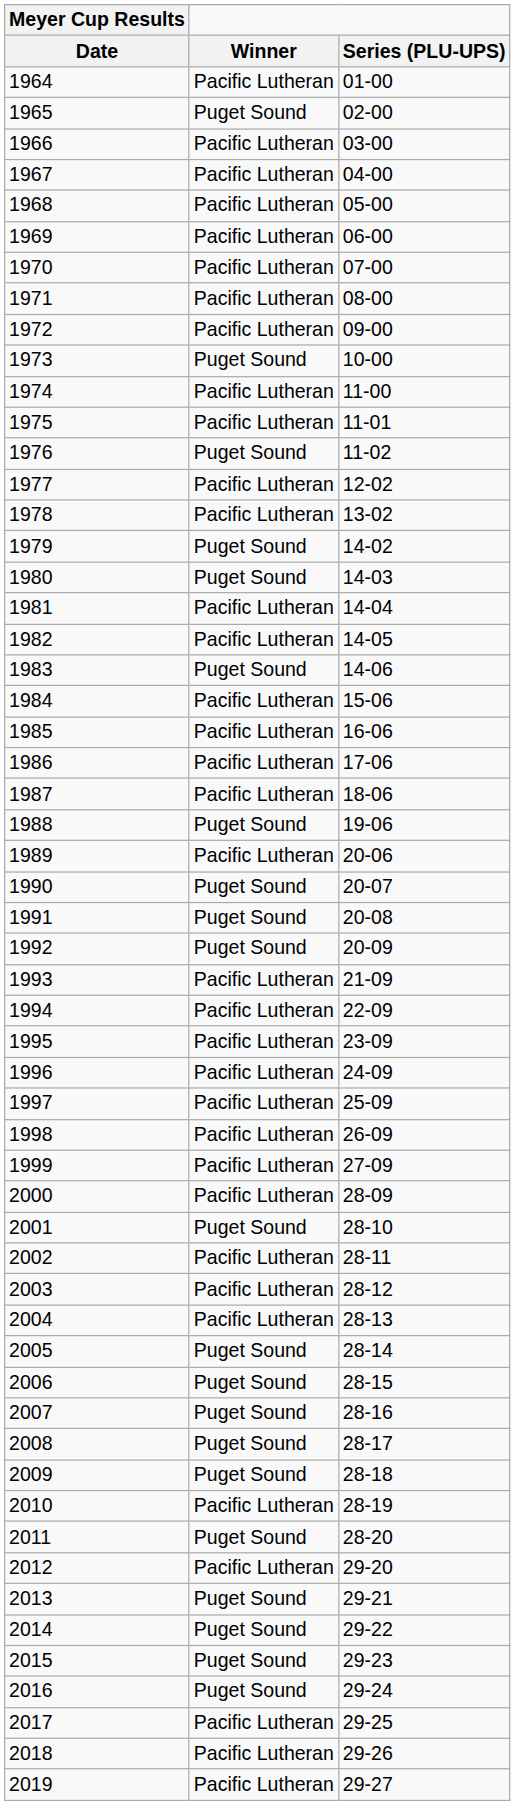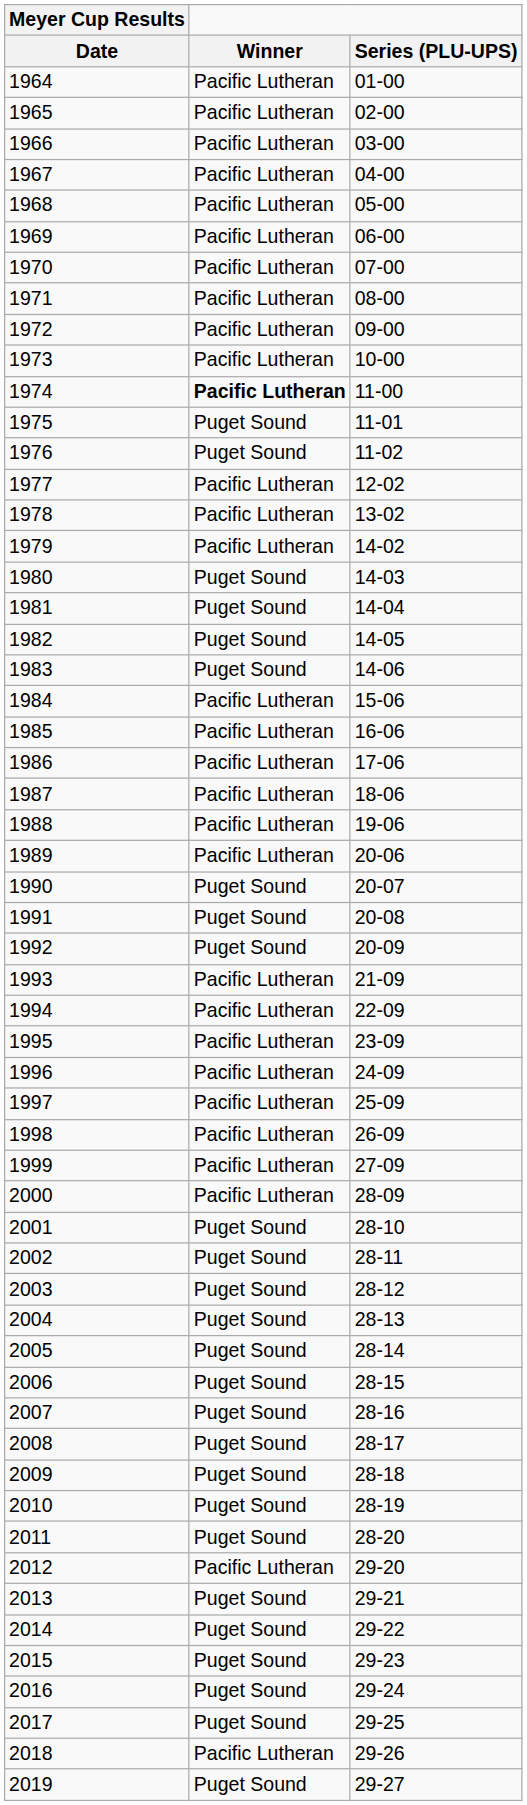(250, 112) Puget Sound -> (264, 112) Pacific Lutheran
(250, 360) Puget Sound -> (264, 360) Pacific Lutheran
(264, 391) normal -> (270, 391) bold
(264, 422) Pacific Lutheran -> (250, 422) Puget Sound
(250, 546) Puget Sound -> (264, 546) Pacific Lutheran
(264, 608) Pacific Lutheran -> (250, 608) Puget Sound
(264, 639) Pacific Lutheran -> (250, 639) Puget Sound
(250, 824) Puget Sound -> (264, 824) Pacific Lutheran
(264, 1258) Pacific Lutheran -> (250, 1258) Puget Sound
(264, 1289) Pacific Lutheran -> (250, 1289) Puget Sound
(264, 1320) Pacific Lutheran -> (250, 1320) Puget Sound
(264, 1505) Pacific Lutheran -> (250, 1505) Puget Sound
(264, 1722) Pacific Lutheran -> (250, 1722) Puget Sound
(264, 1784) Pacific Lutheran -> (250, 1784) Puget Sound
